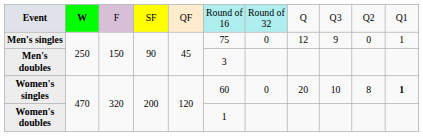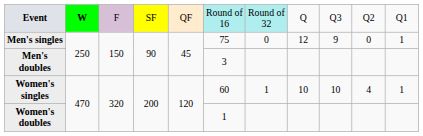(266, 90) 0 -> (266, 90) 1
(303, 90) 20 -> (303, 90) 10
(369, 90) 8 -> (369, 90) 4
(402, 90) bold -> (402, 90) normal
